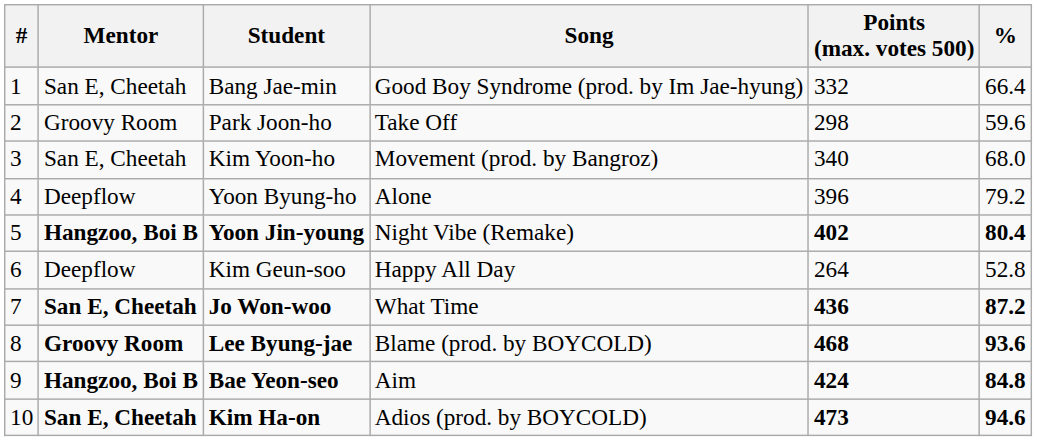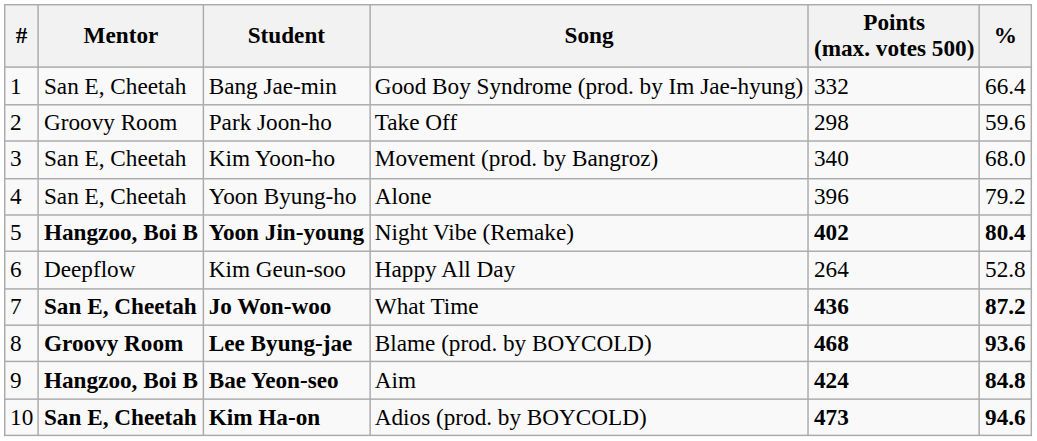(90, 196) Deepflow -> (115, 196) San E, Cheetah
